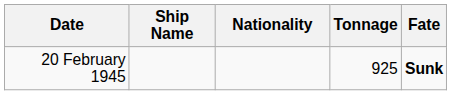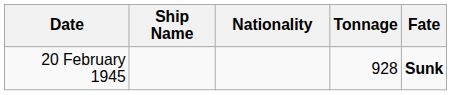(385, 68) 925 -> (385, 68) 928
